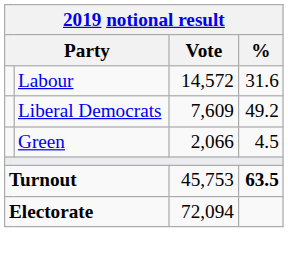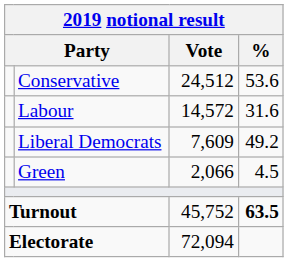+ row: (69, 80)
(207, 180) 45,753 -> (207, 211) 45,752
